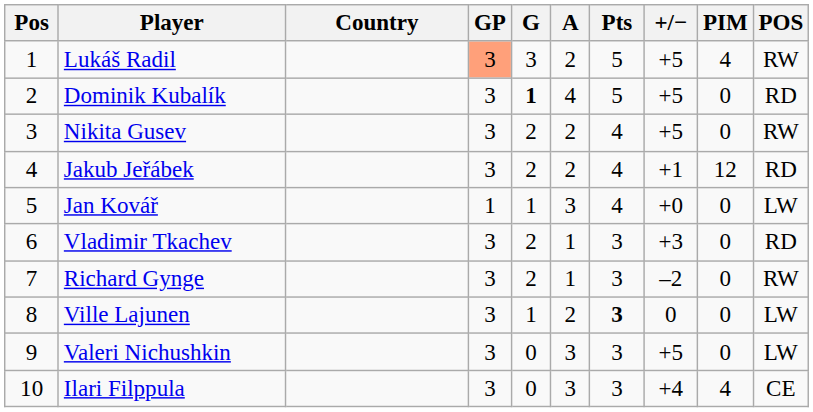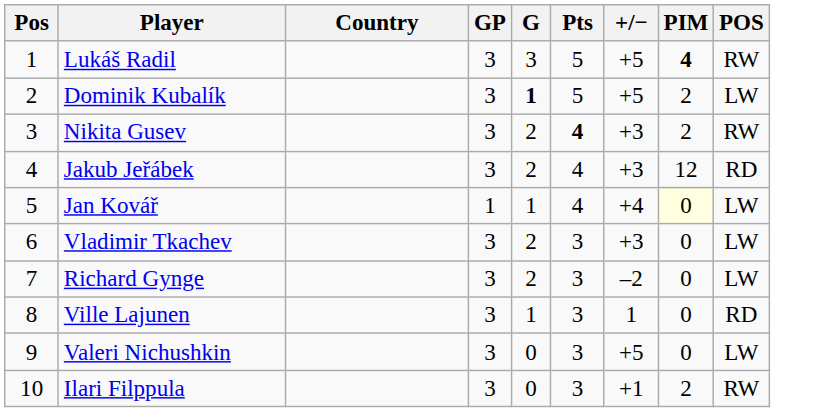- column: (570, 22)
(490, 59) lightsalmon background -> (490, 59) no background
(725, 59) normal -> (686, 59) bold
(725, 95) 0 -> (686, 95) 2
(781, 95) RD -> (741, 95) LW
(617, 132) normal -> (578, 132) bold
(671, 132) +5 -> (631, 132) +3
(725, 132) 0 -> (686, 132) 2
(671, 168) +1 -> (631, 168) +3
(671, 205) +0 -> (631, 205) +4
(725, 205) no background -> (686, 205) lightyellow background
(781, 242) RD -> (741, 242) LW
(781, 278) RW -> (741, 278) LW
(617, 315) bold -> (578, 315) normal
(671, 315) 0 -> (631, 315) 1
(781, 315) LW -> (741, 315) RD
(671, 388) +4 -> (631, 388) +1
(725, 388) 4 -> (686, 388) 2
(781, 388) CE -> (741, 388) RW
